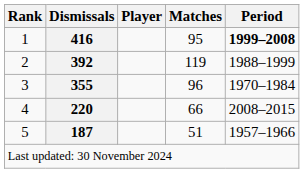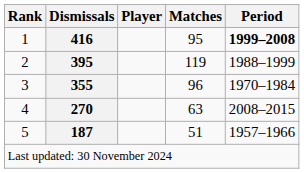(82, 62) 392 -> (82, 62) 395
(82, 109) 220 -> (82, 109) 270
(195, 109) 66 -> (195, 109) 63
